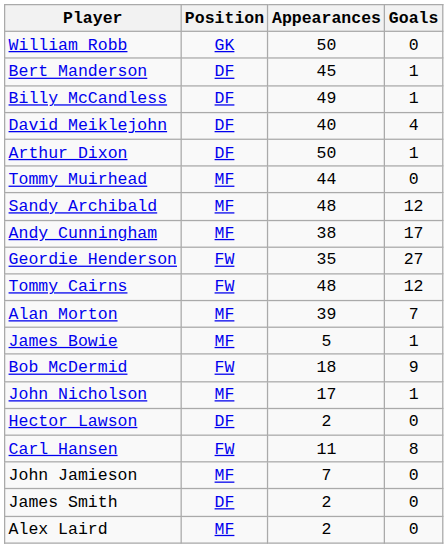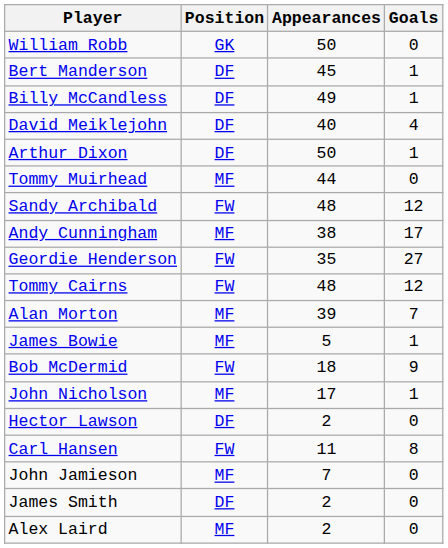(224, 206) MF -> (224, 206) FW
